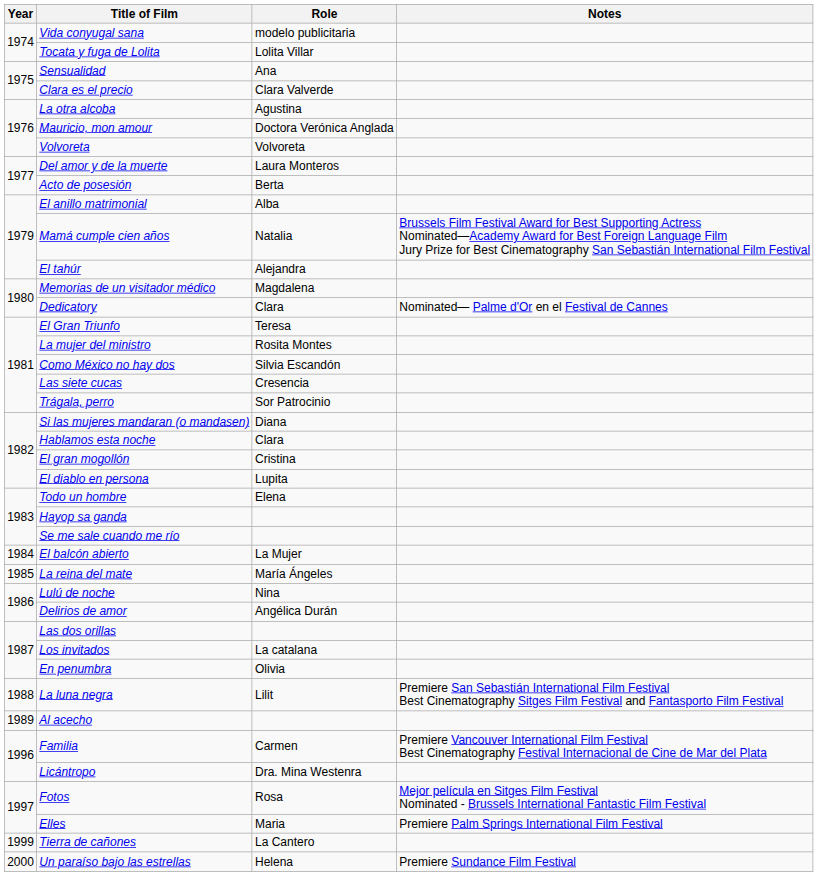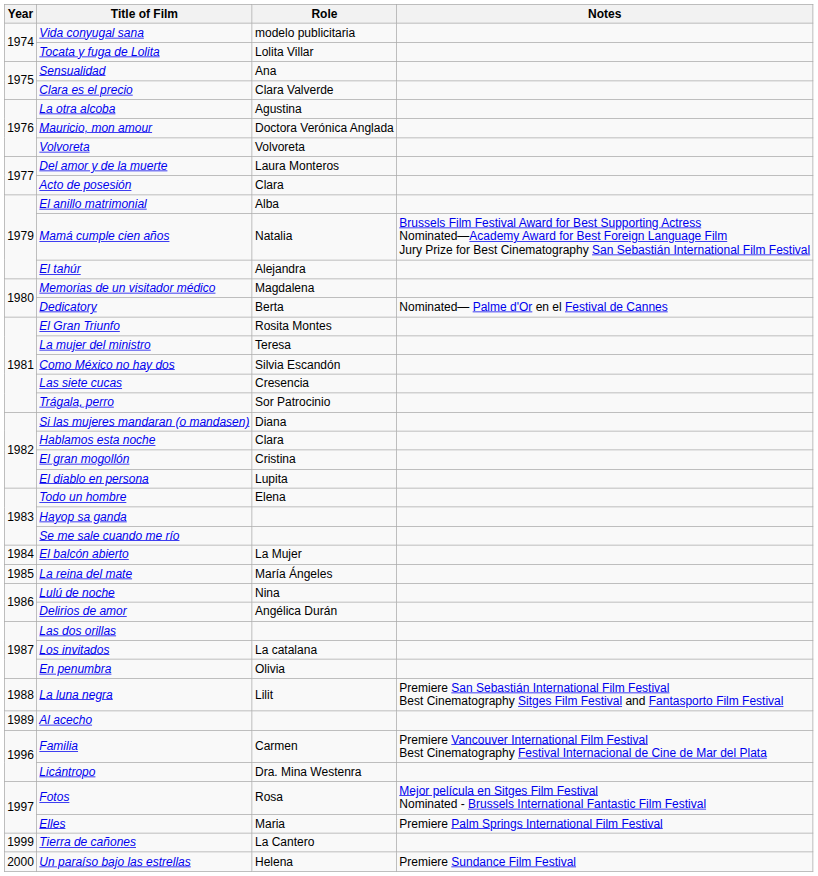(269, 185) Berta -> (269, 185) Clara
(269, 307) Clara -> (269, 307) Berta
(273, 326) Teresa -> (293, 326) Rosita Montes
(293, 345) Rosita Montes -> (273, 345) Teresa
